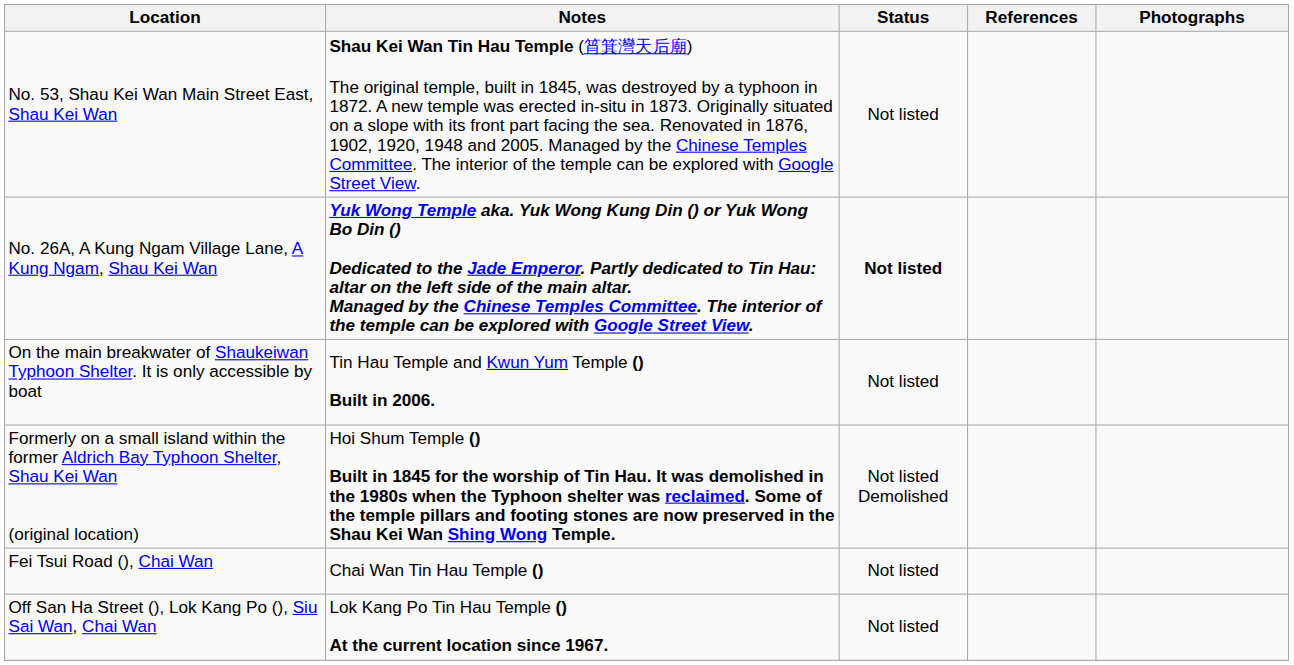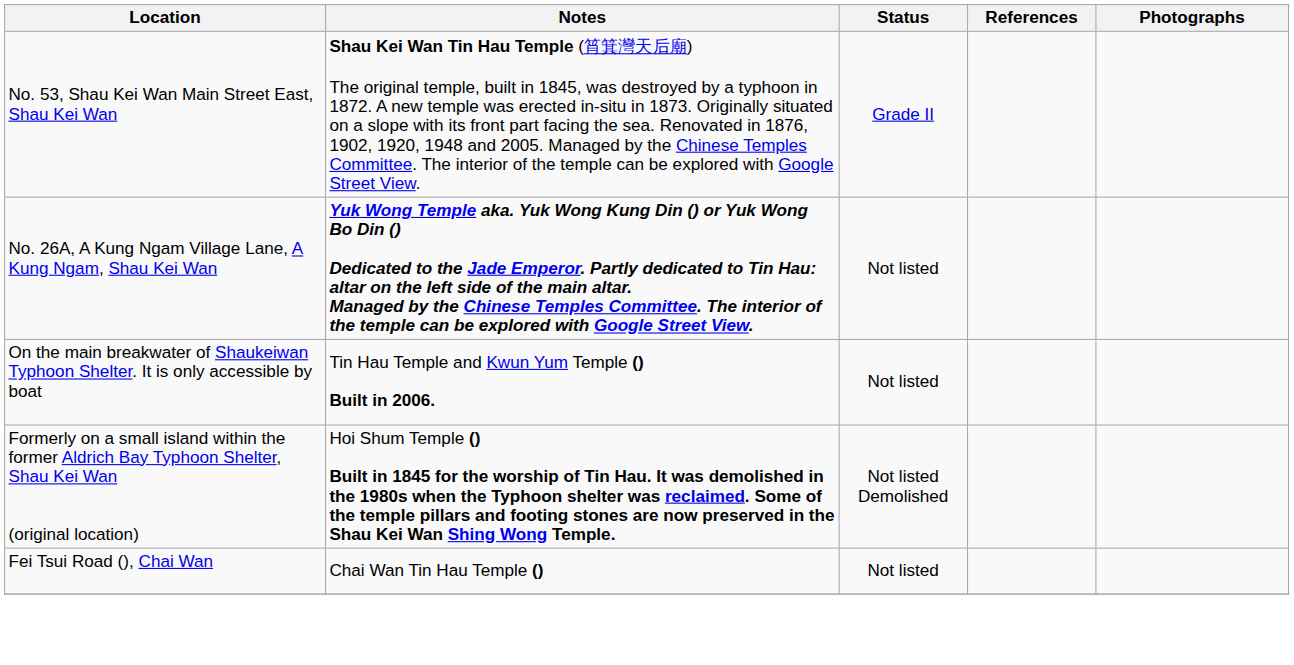(903, 114) Not listed -> (903, 114) Grade II
(903, 268) bold -> (903, 268) normal
- row: (163, 617)
